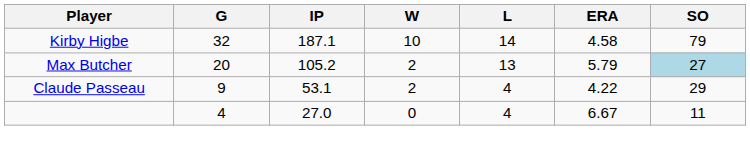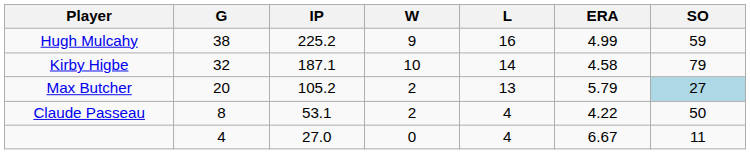+ row: (89, 40)
(221, 88) 9 -> (221, 112) 8
(698, 88) 29 -> (698, 112) 50
